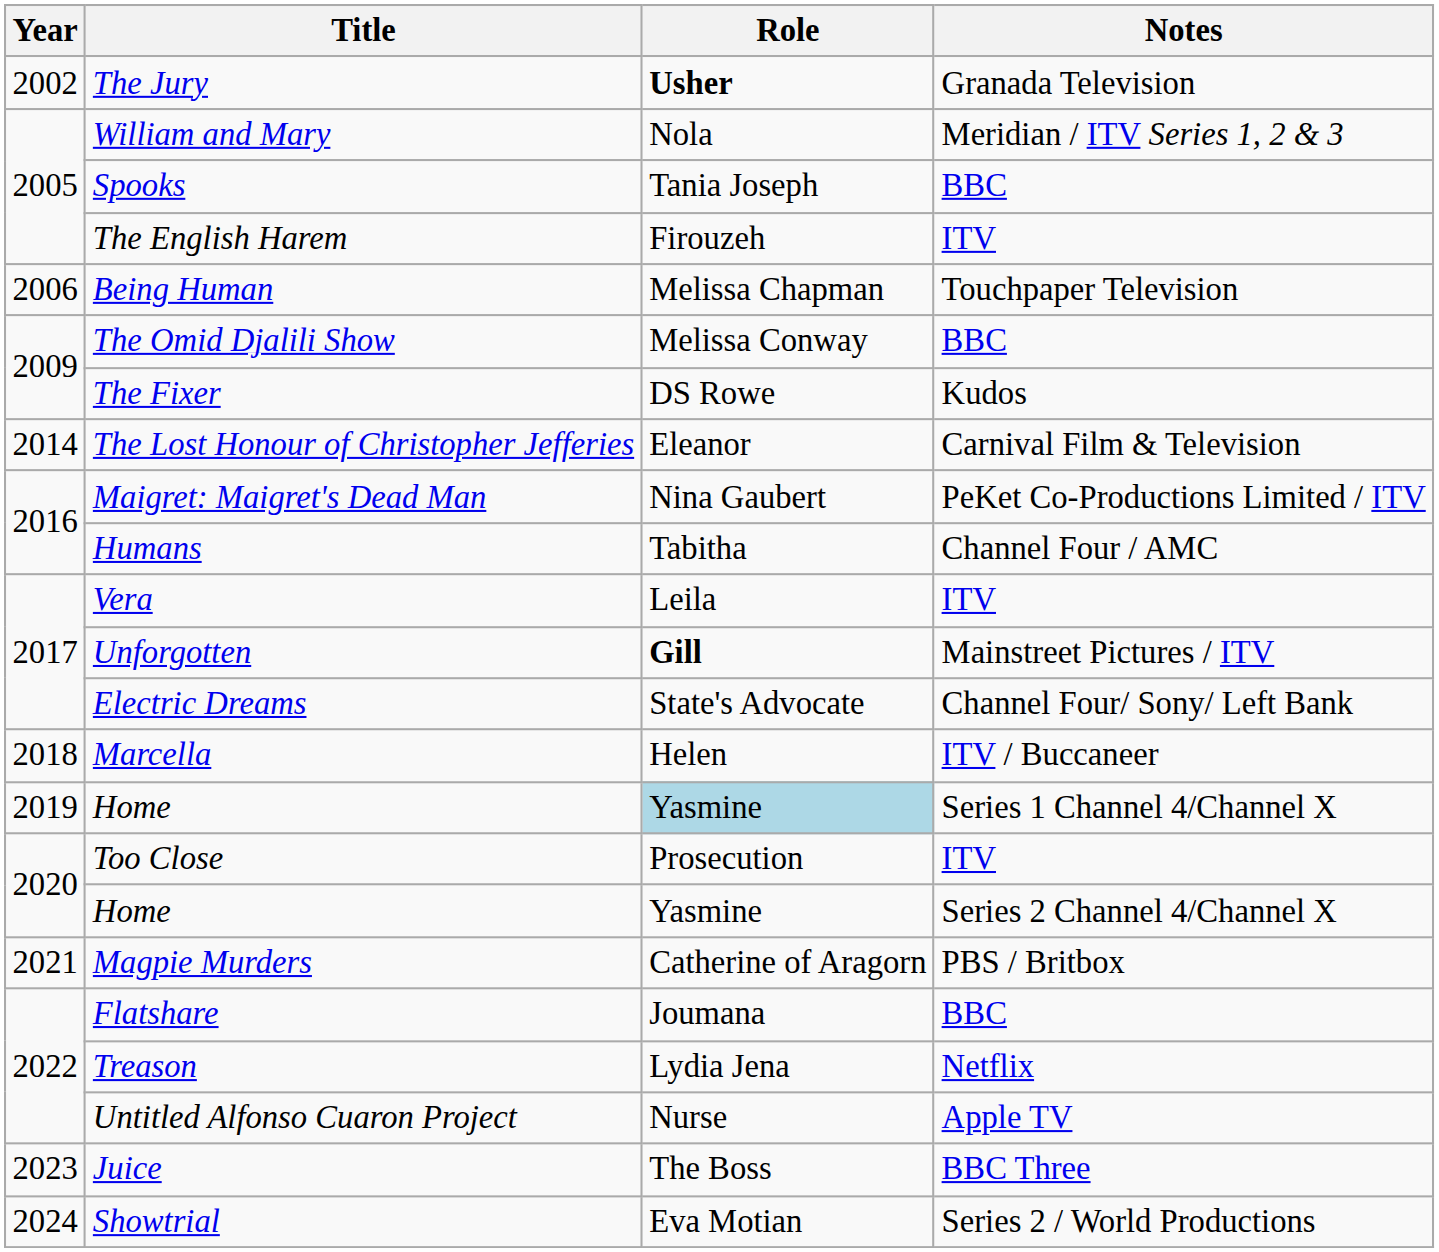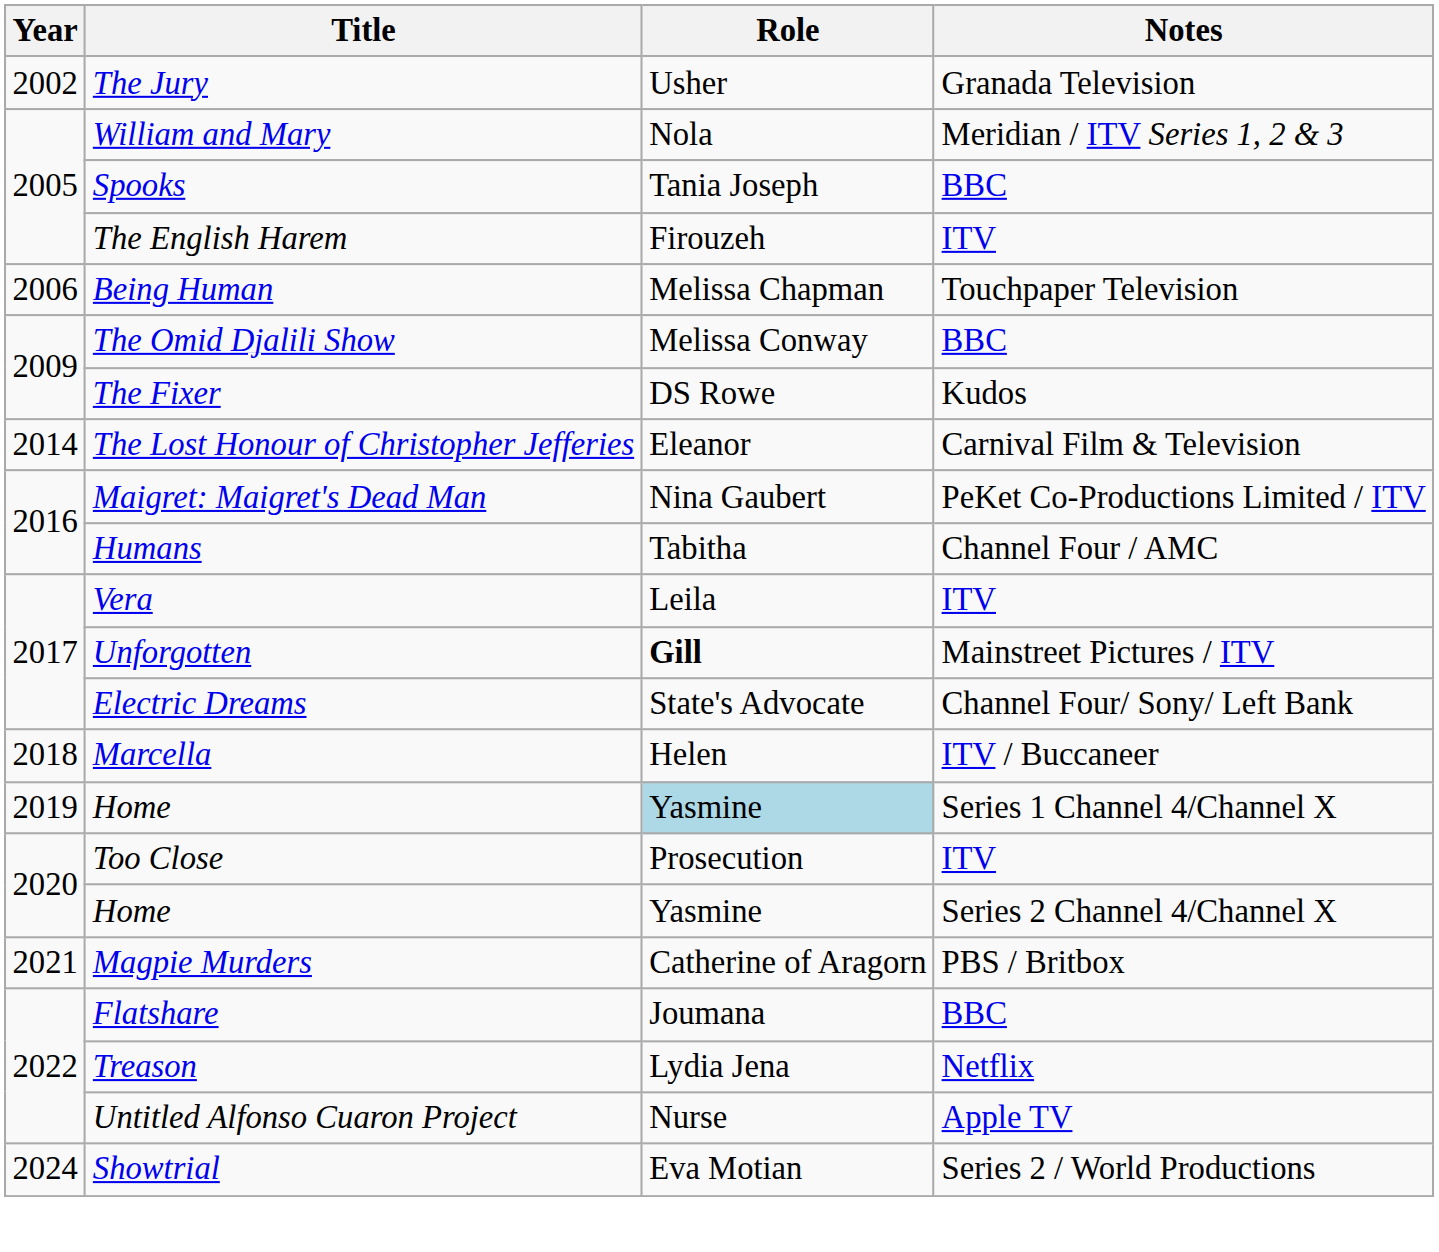(691, 82) bold -> (688, 82) normal
- row: (127, 1169)
